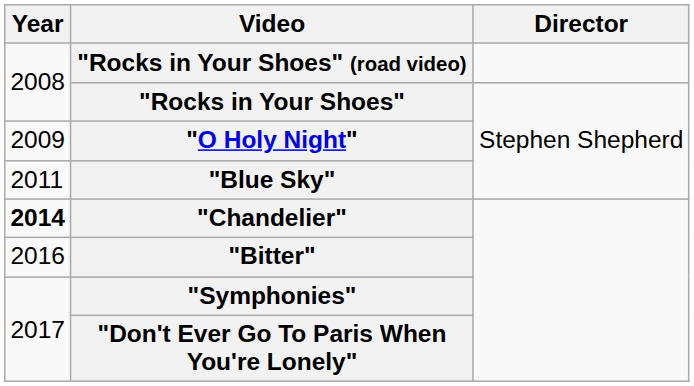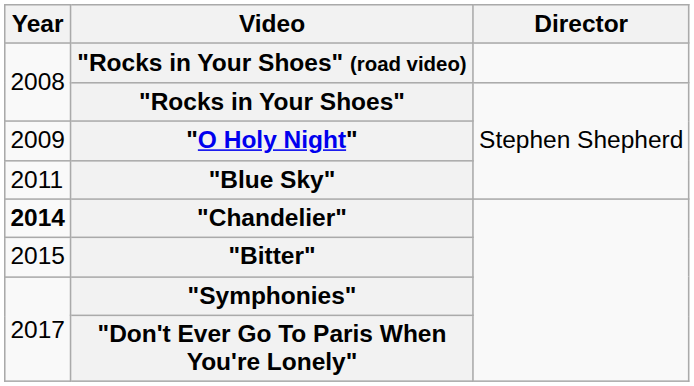(38, 256) 2016 -> (38, 256) 2015
